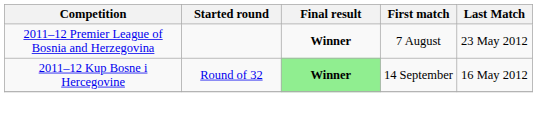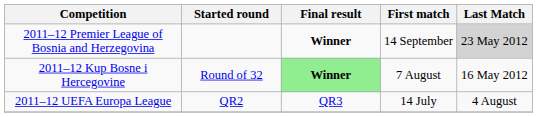(418, 41) 7 August -> (418, 41) 14 September
(494, 41) no background -> (494, 41) lightgrey background
(418, 75) 14 September -> (418, 75) 7 August
+ row: (93, 101)
